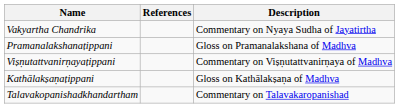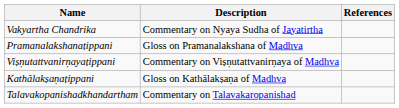columns swapped: (294, 12) <-> (167, 12)
